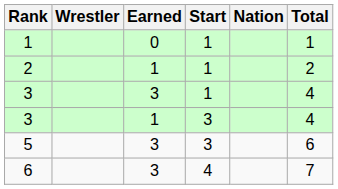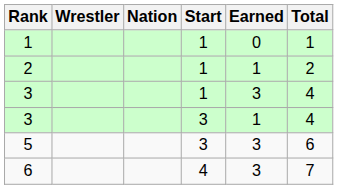columns swapped: (259, 17) <-> (154, 17)
